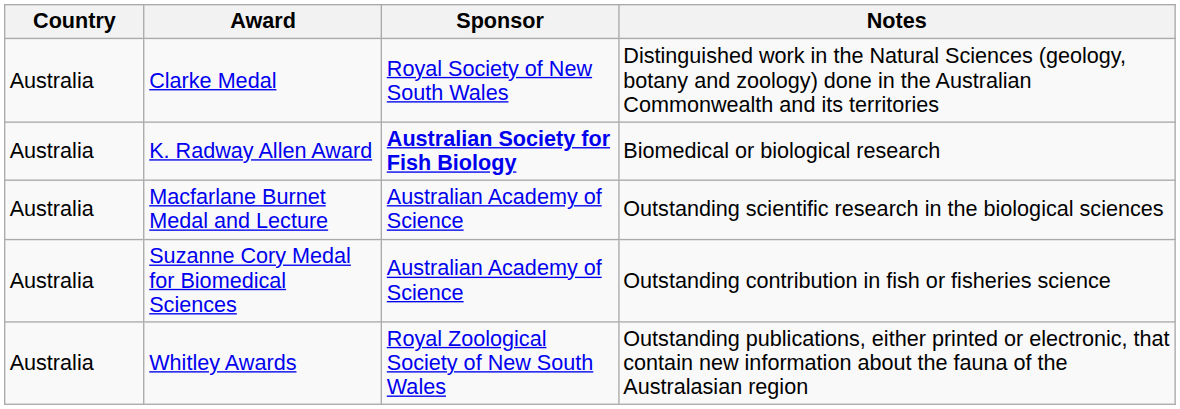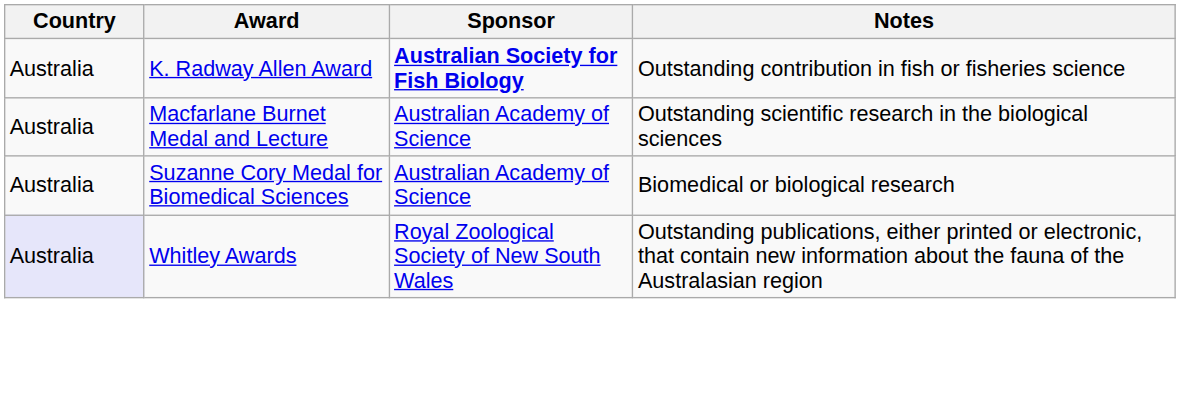- row: (213, 80)
(782, 150) Biomedical or biological research -> (882, 68) Outstanding contribution in fish or fisheries science
(867, 280) Outstanding contribution in fish or fisheries science -> (796, 185) Biomedical or biological research
(52, 363) no background -> (52, 255) lavender background
